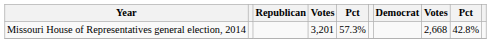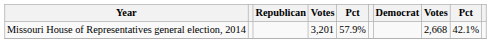(353, 30) 57.3% -> (353, 30) 57.9%
(466, 30) 42.8% -> (466, 30) 42.1%
